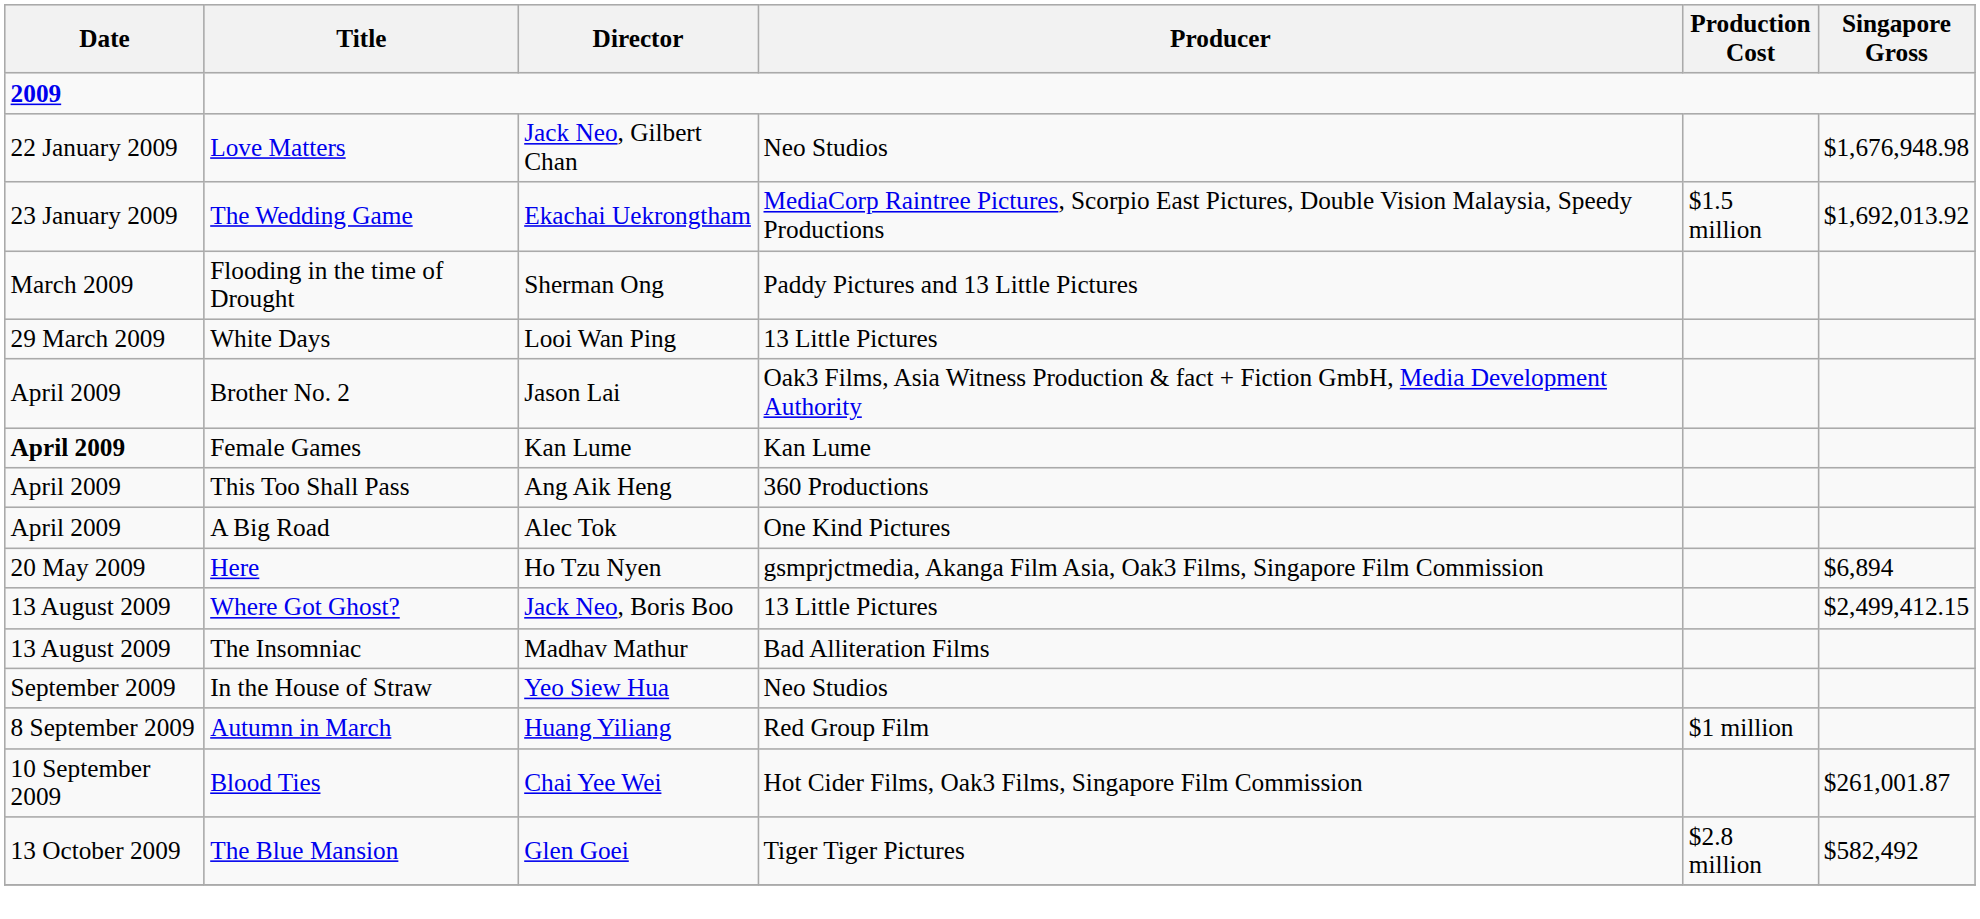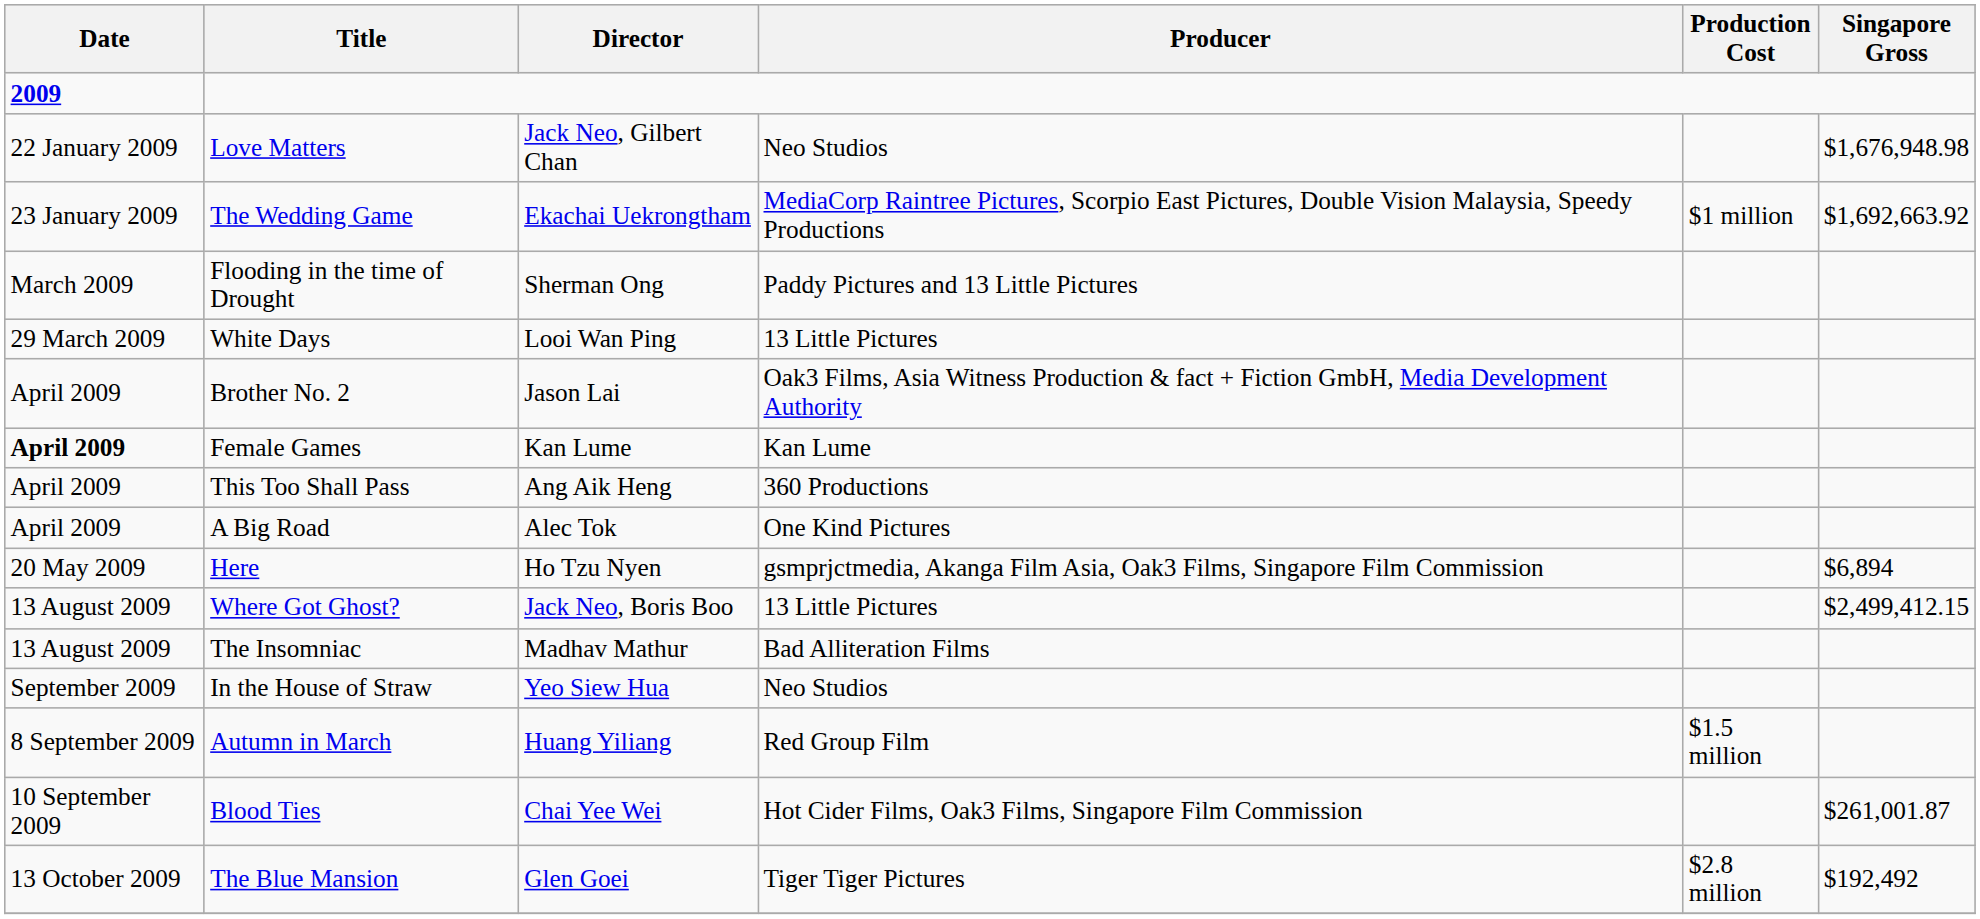(1725, 215) $1.5 million -> (1741, 215) $1 million
(1896, 215) $1,692,013.92 -> (1896, 215) $1,692,663.92
(1741, 728) $1 million -> (1725, 742) $1.5 million
(1871, 850) $582,492 -> (1871, 879) $192,492
